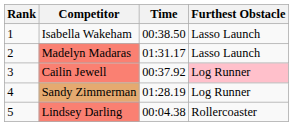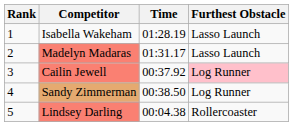(164, 33) 00:38.50 -> (164, 33) 01:28.19
(164, 92) 01:28.19 -> (164, 92) 00:38.50
